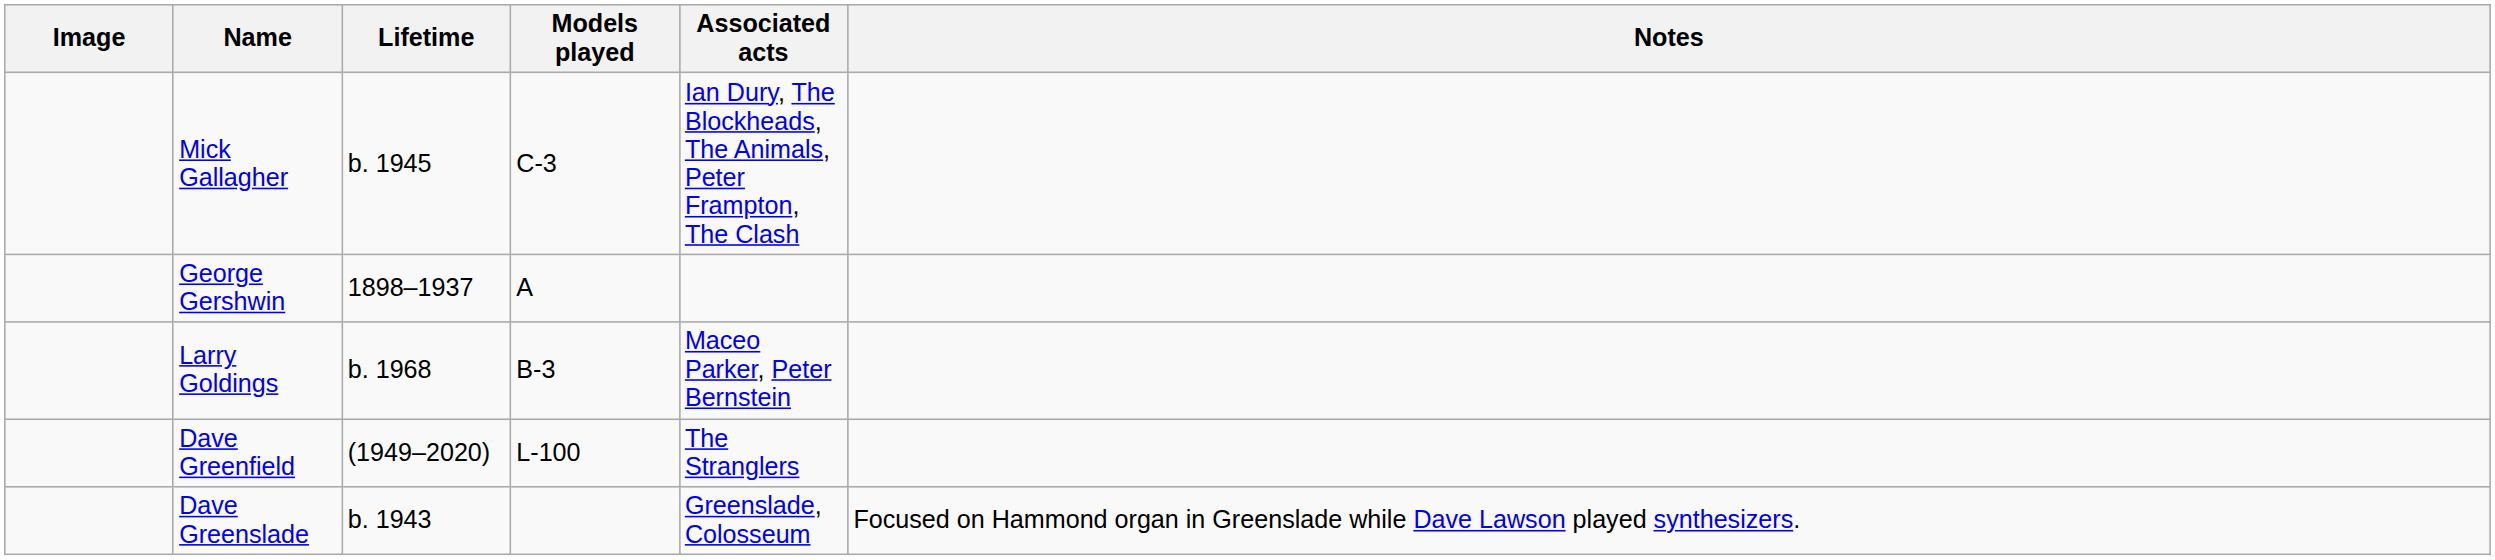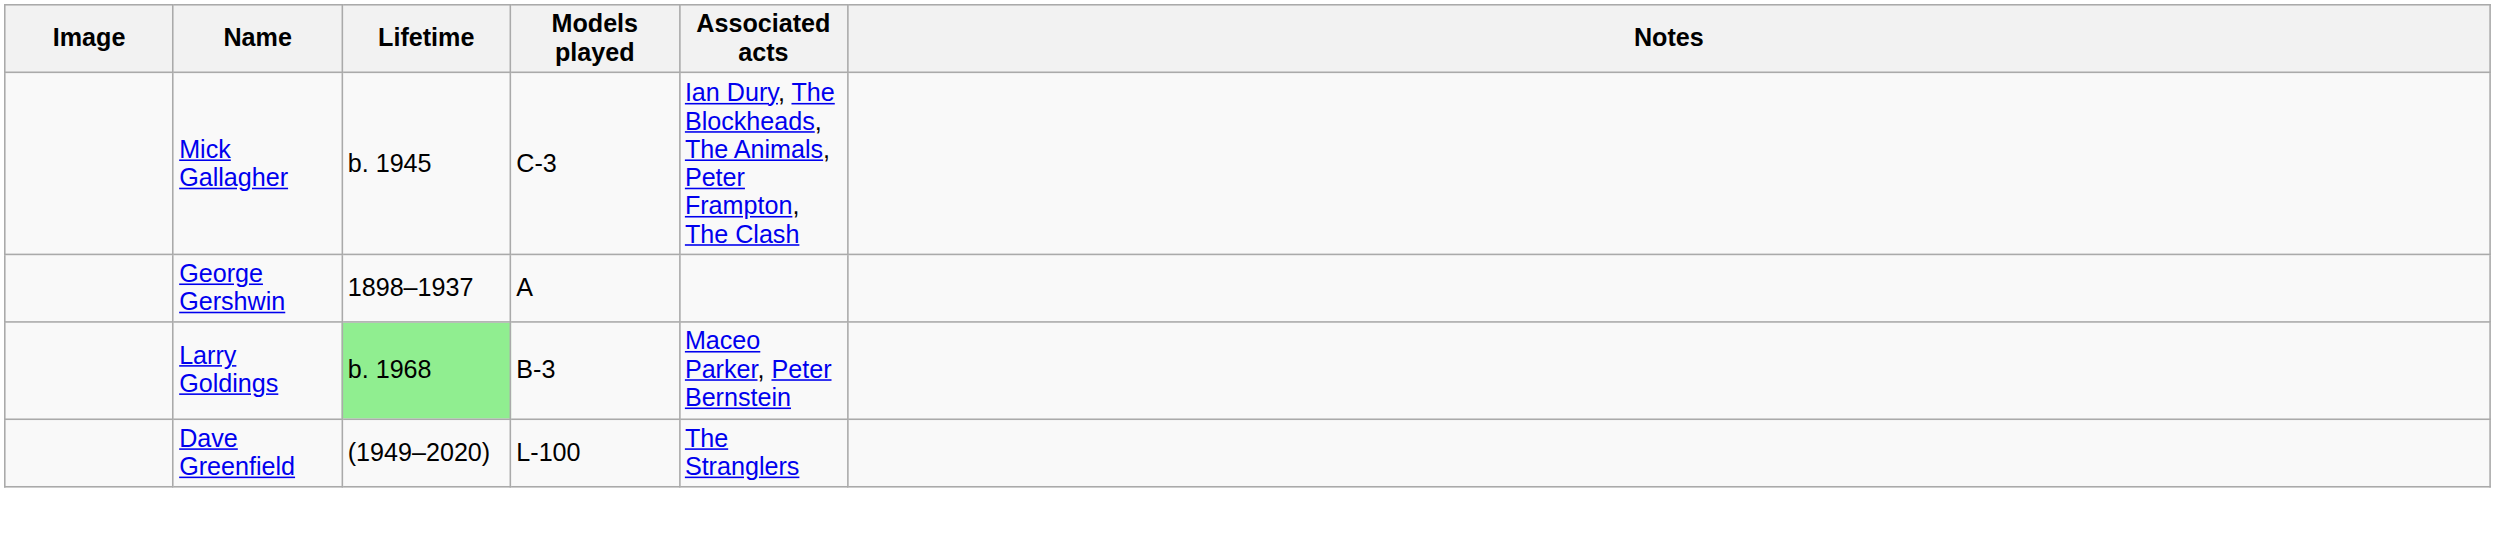(390, 370) no background -> (390, 370) lightgreen background
- row: (244, 520)
